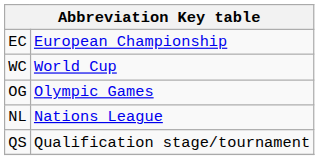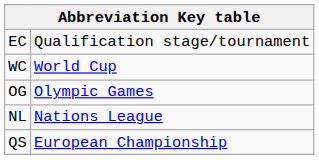(131, 42) European Championship -> (172, 42) Qualification stage/tournament
(172, 142) Qualification stage/tournament -> (131, 142) European Championship
